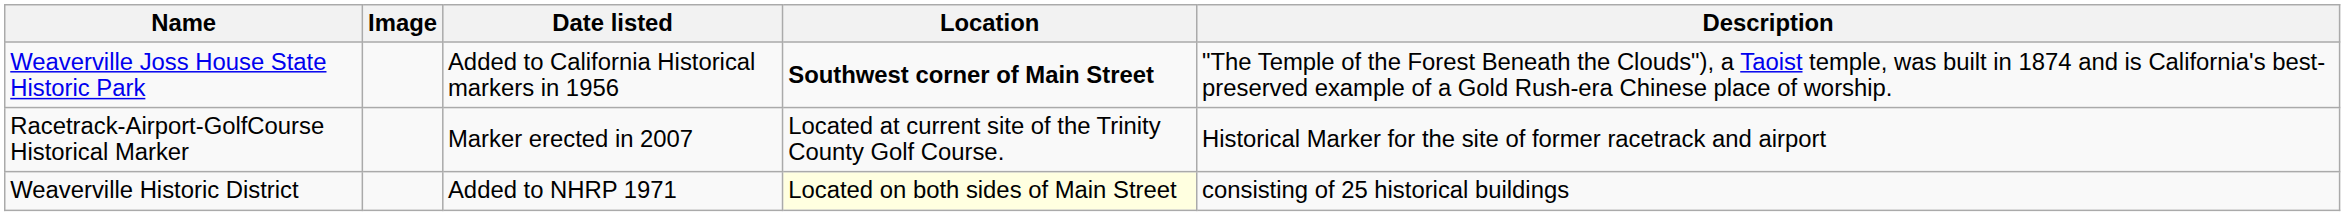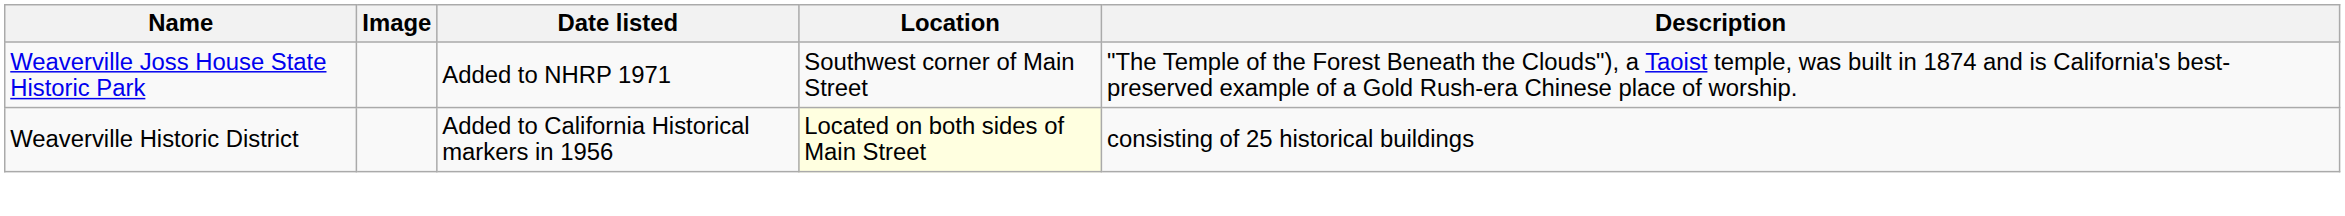(602, 74) Added to California Historical markers in 1956 -> (557, 74) Added to NHRP 1971
(971, 74) bold -> (939, 74) normal
- row: (167, 139)
(562, 190) Added to NHRP 1971 -> (596, 139) Added to California Historical markers in 1956
